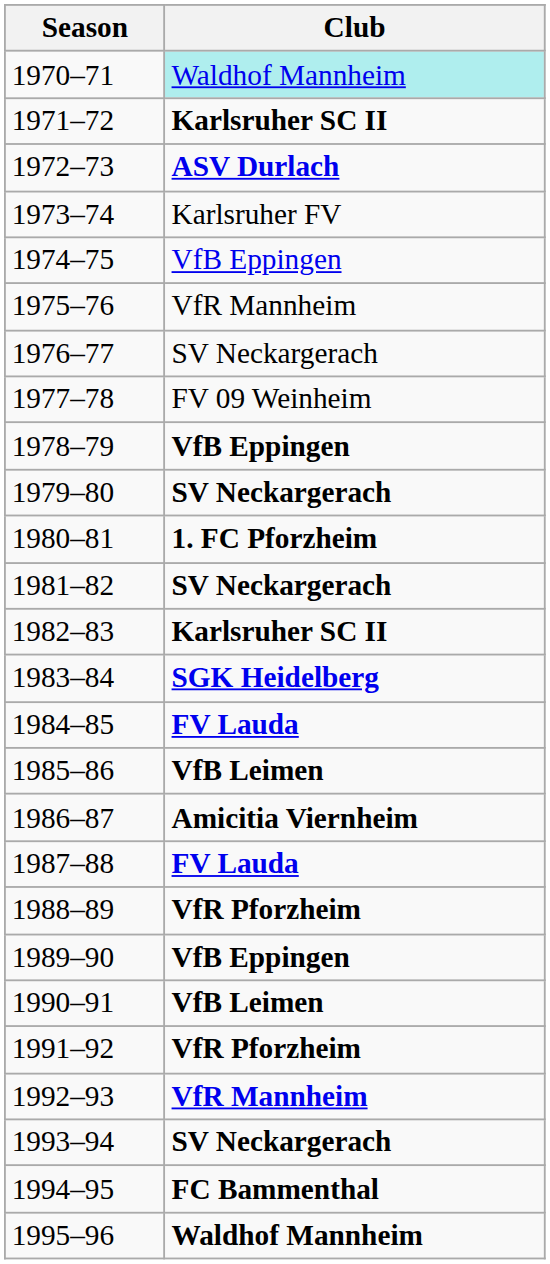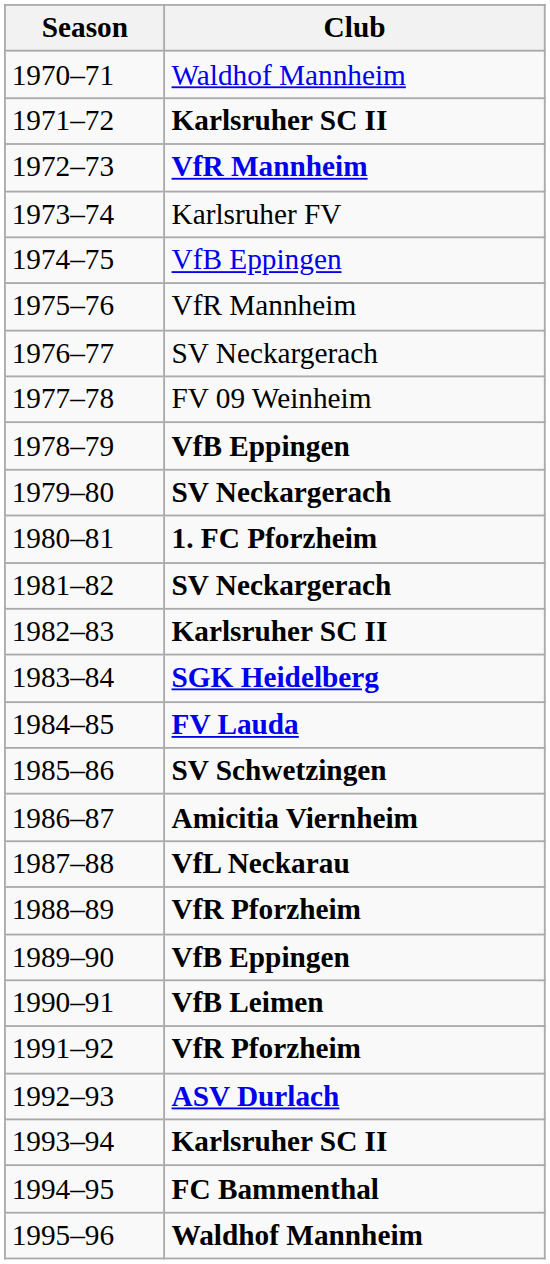(289, 74) paleturquoise background -> (289, 74) no background
(255, 167) ASV Durlach -> (270, 167) VfR Mannheim
(248, 770) VfB Leimen -> (279, 770) SV Schwetzingen
(235, 863) FV Lauda -> (261, 863) VfL Neckarau
(270, 1095) VfR Mannheim -> (255, 1095) ASV Durlach
(281, 1142) SV Neckargerach -> (279, 1142) Karlsruher SC II
